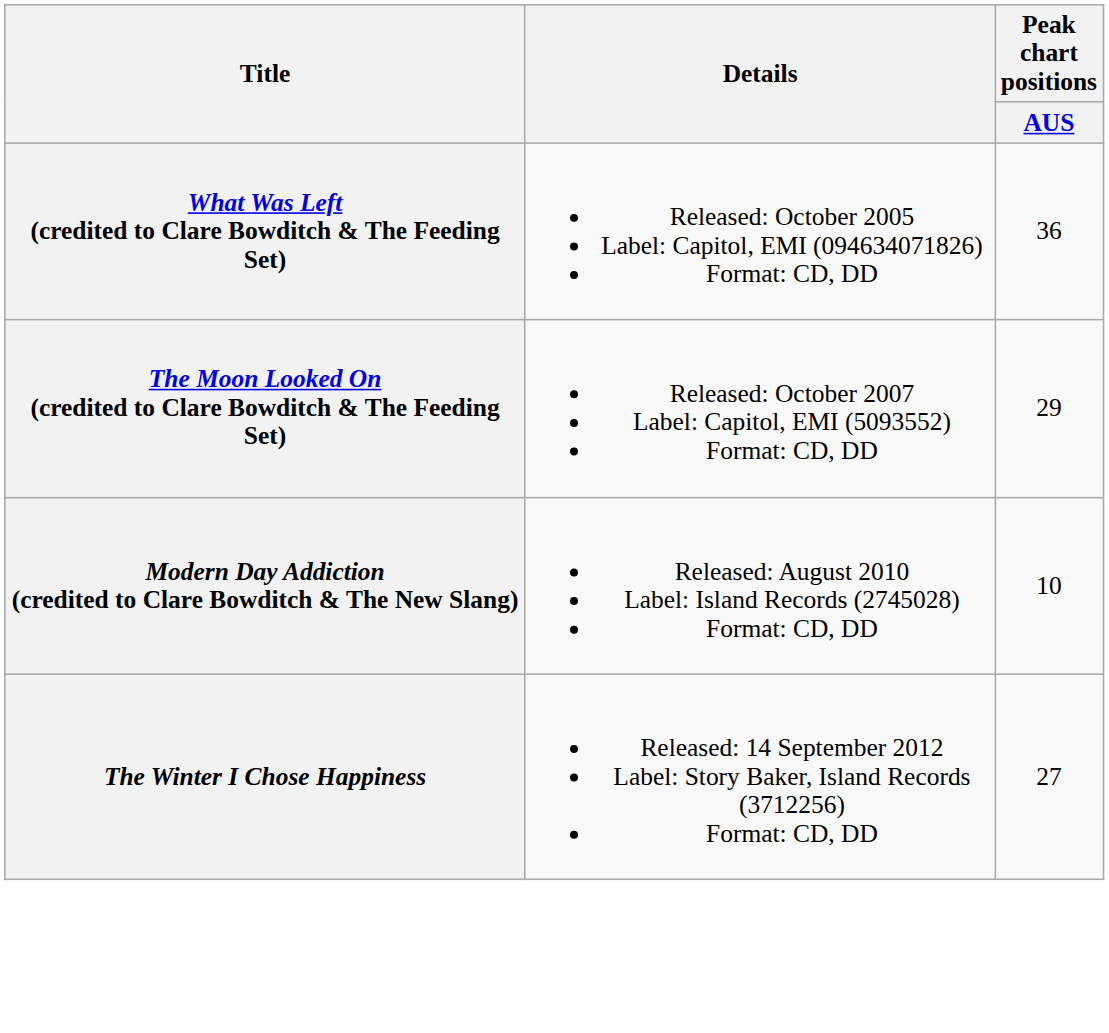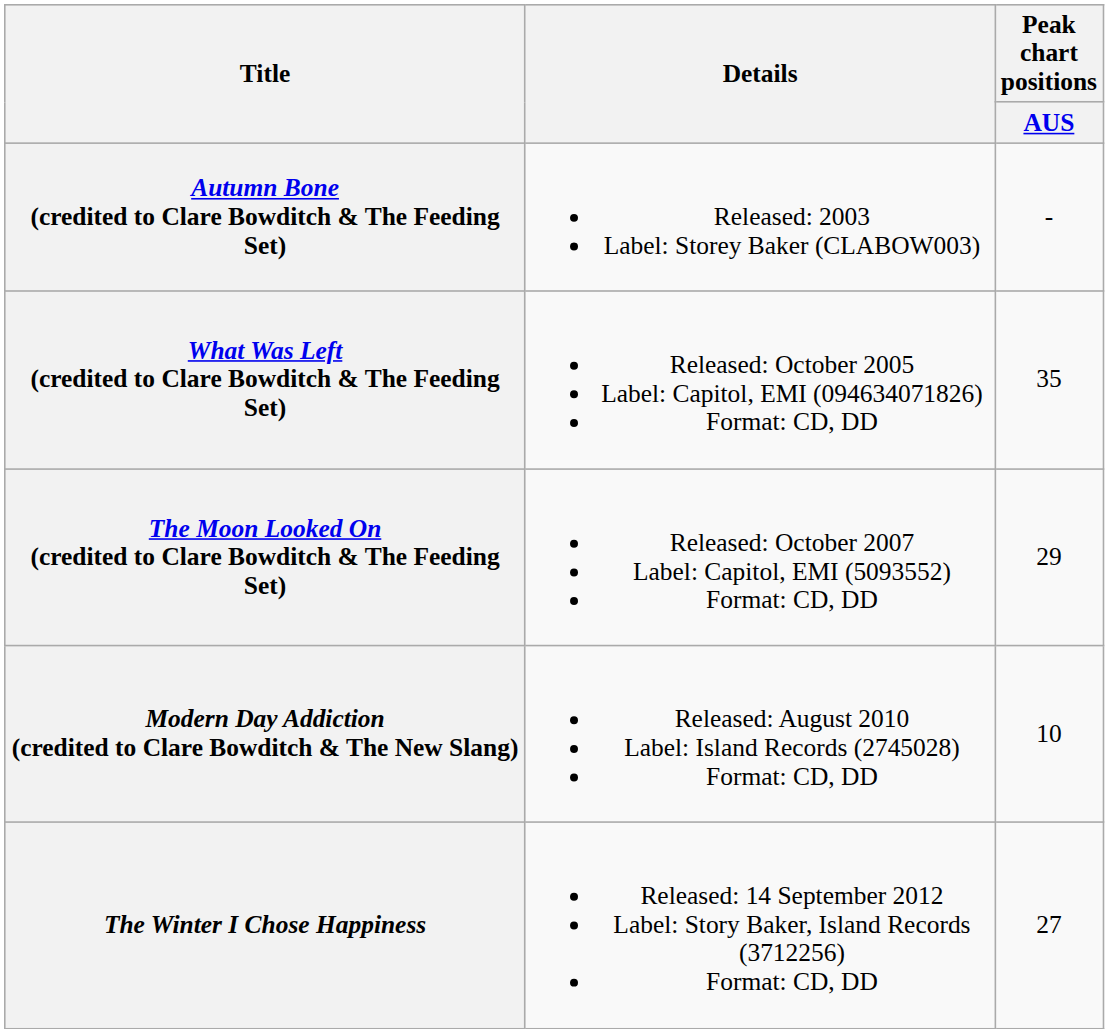+ row: (265, 216)
(1049, 230) 36 -> (1049, 379) 35
